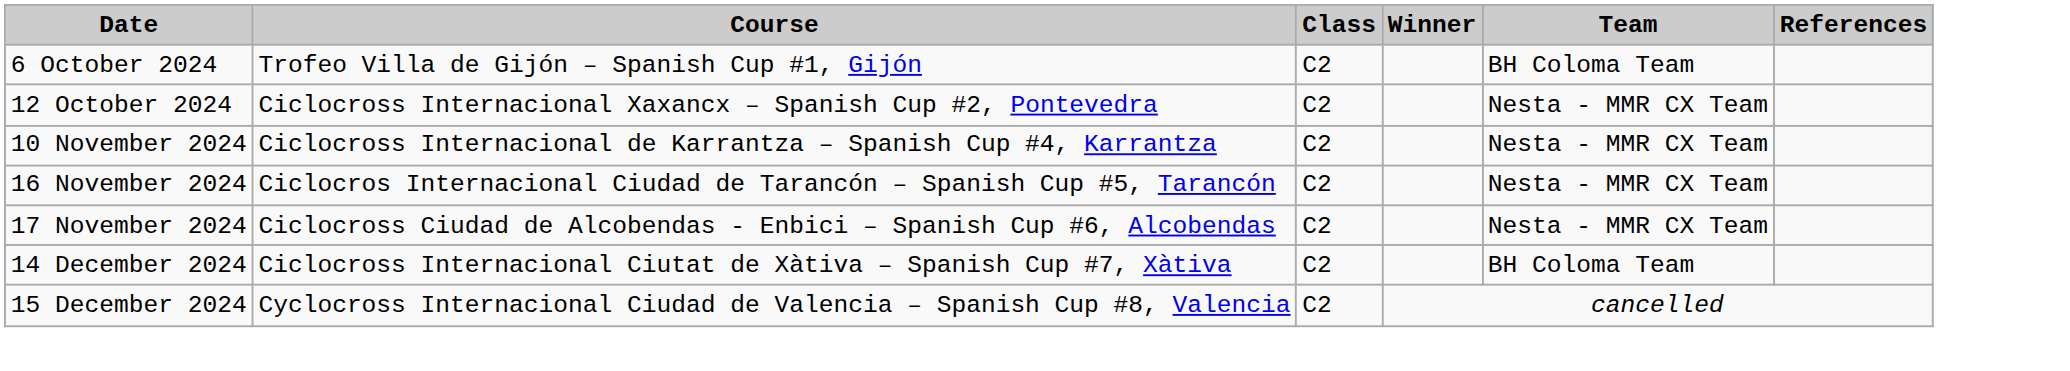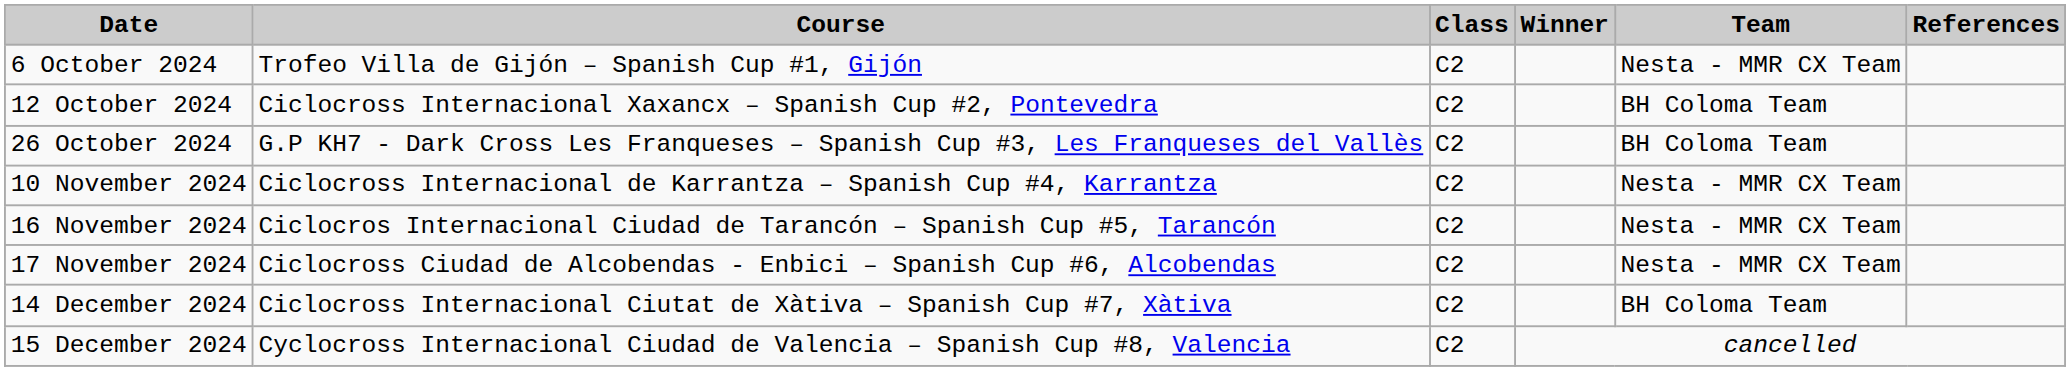(1591, 65) BH Coloma Team -> (1761, 65) Nesta - MMR CX Team
(1628, 105) Nesta - MMR CX Team -> (1724, 105) BH Coloma Team
+ row: (121, 145)
